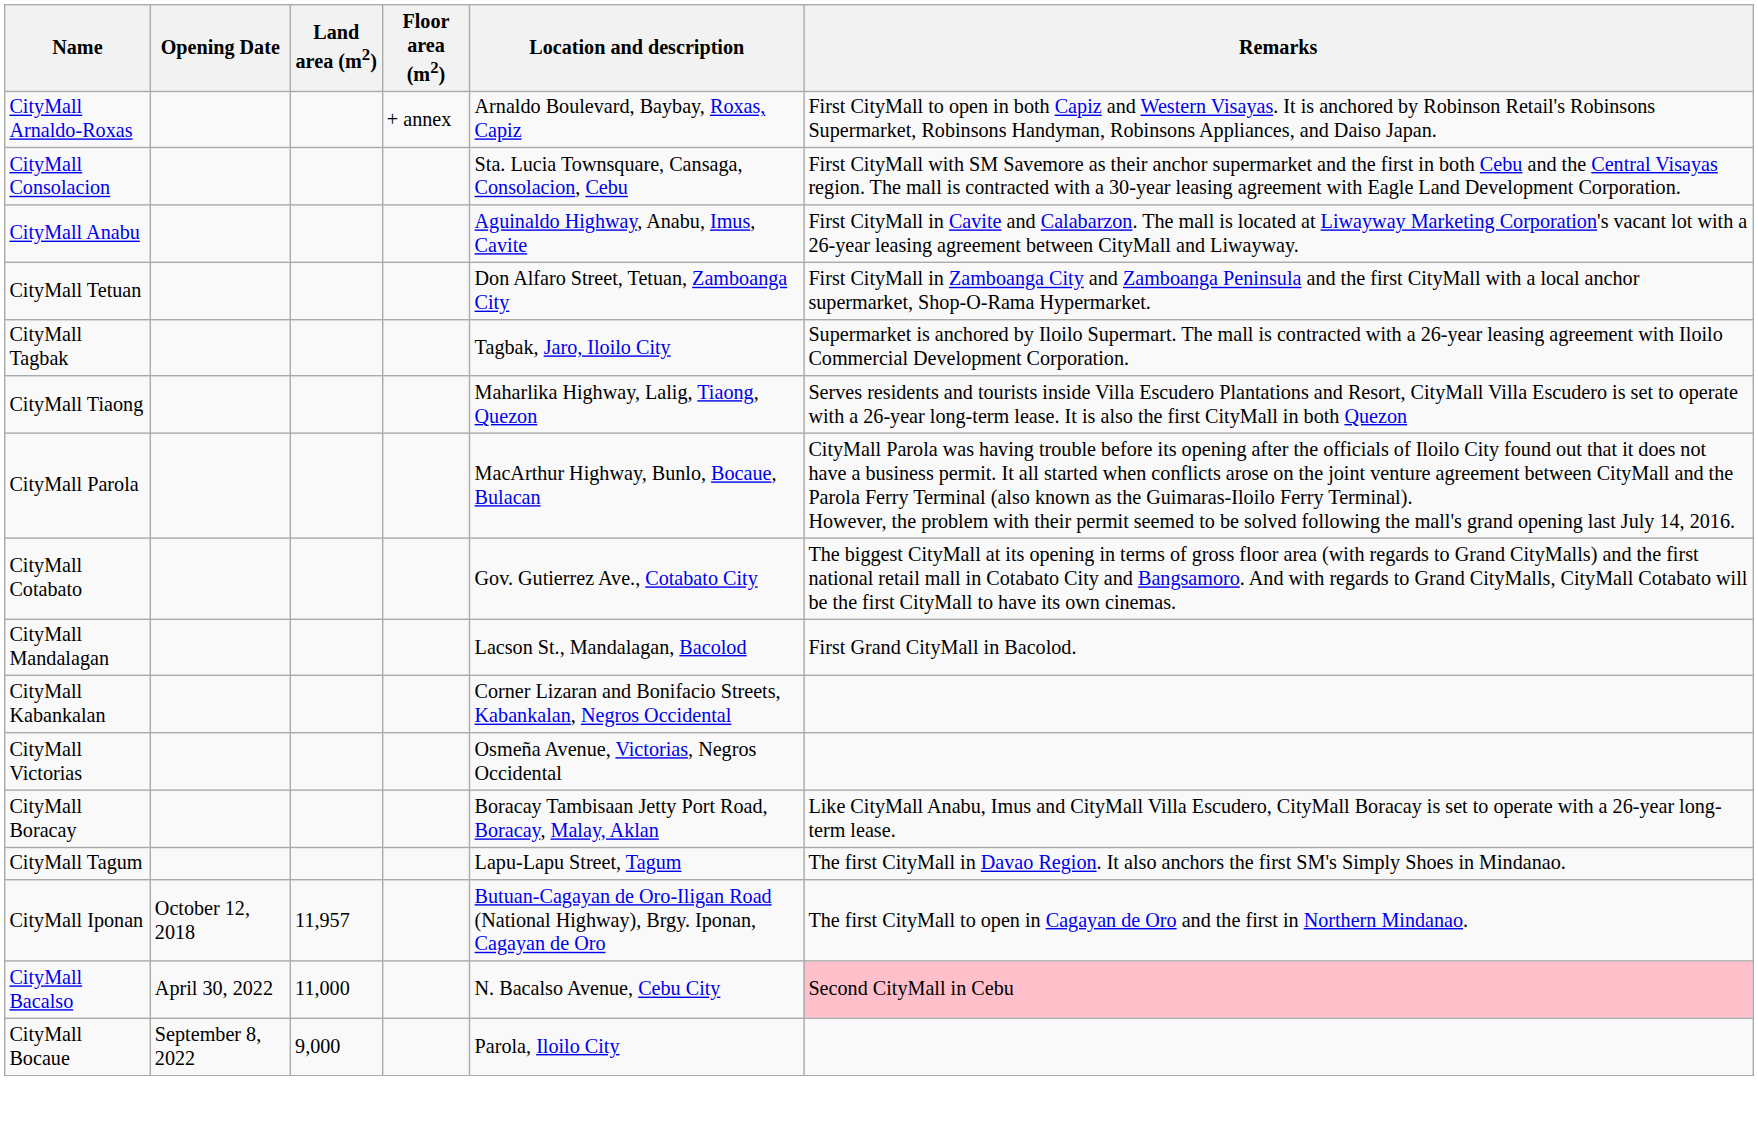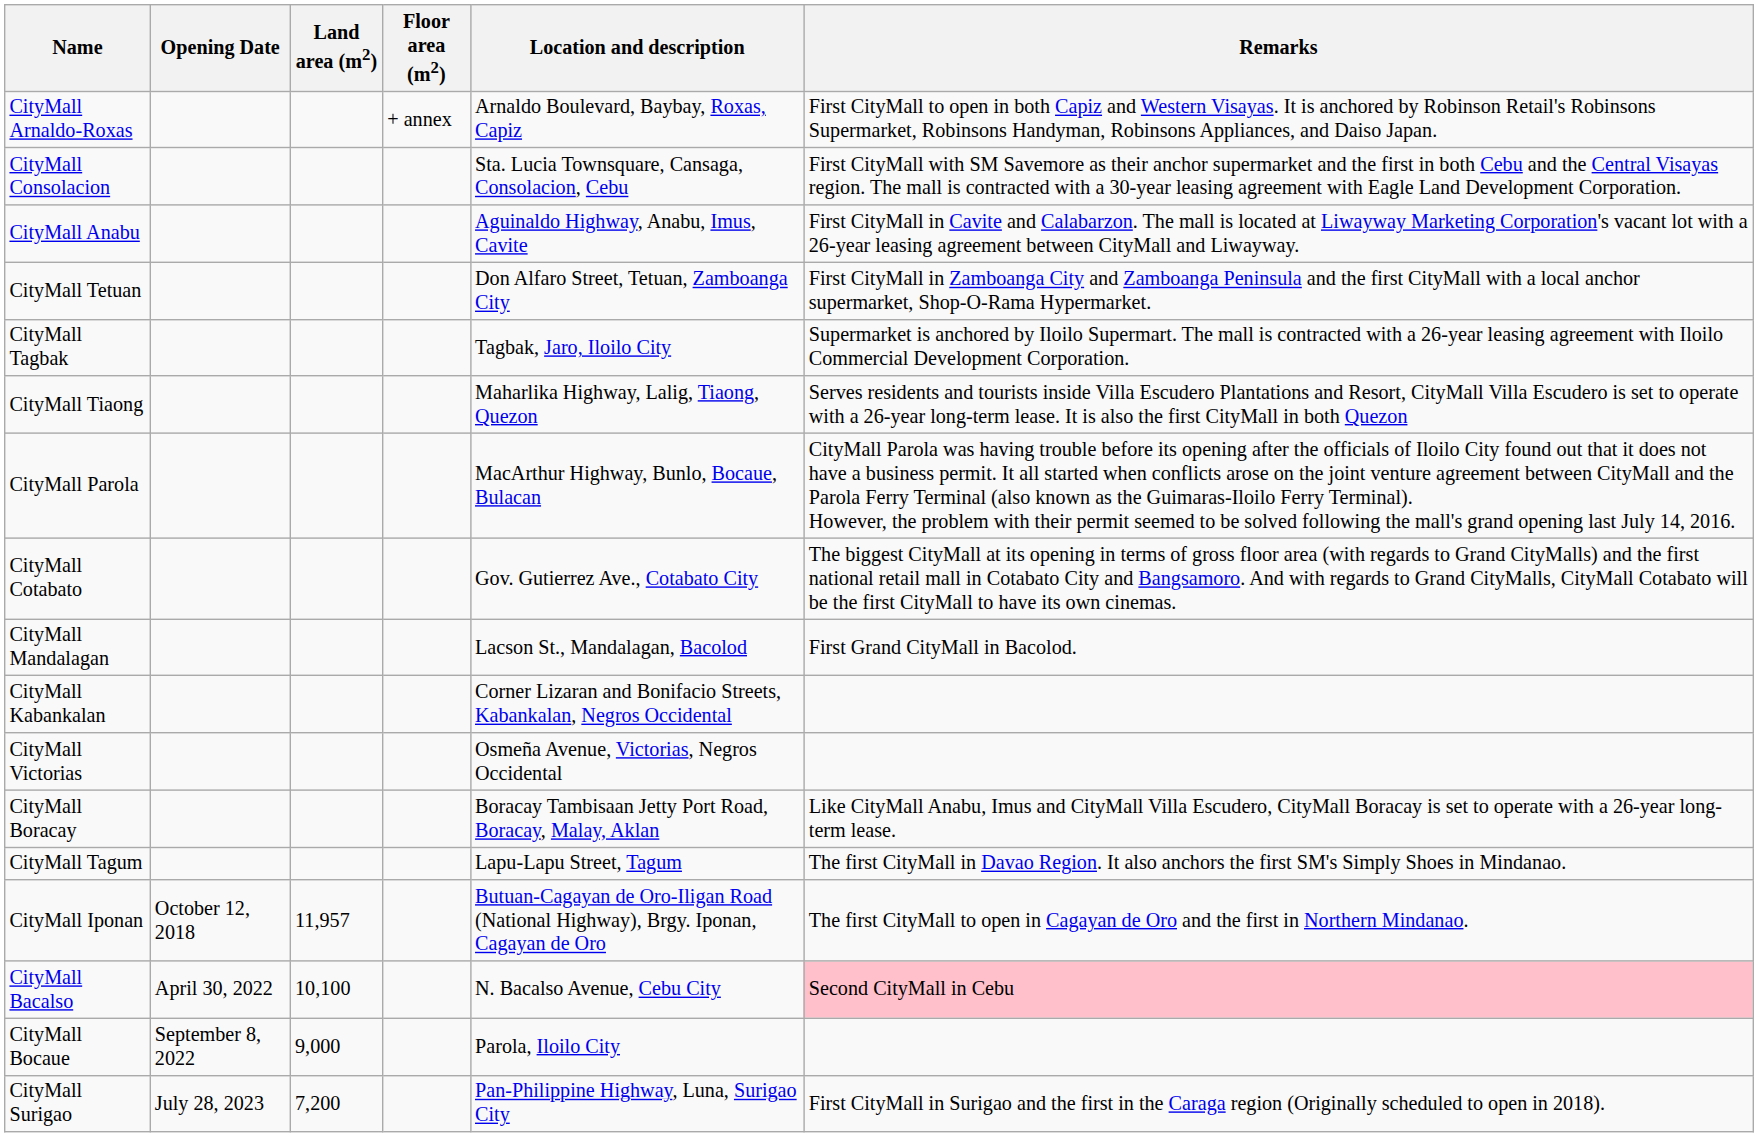(322, 989) 11,000 -> (323, 989) 10,100
+ row: (46, 1103)
